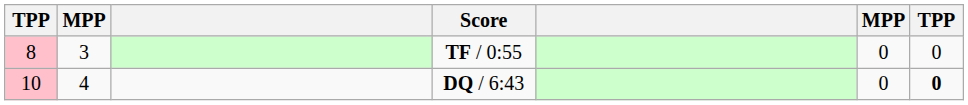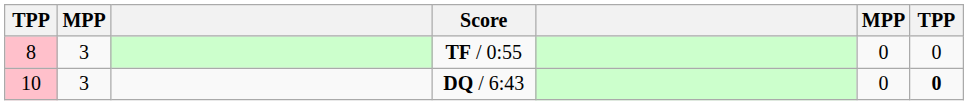(84, 83) 4 -> (84, 83) 3
